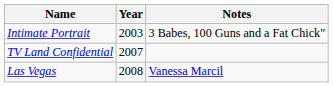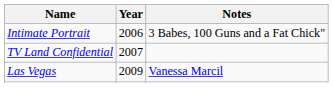(131, 33) 2003 -> (131, 33) 2006
(131, 71) 2008 -> (131, 71) 2009
